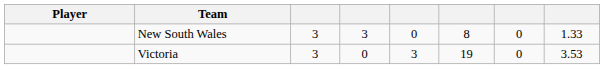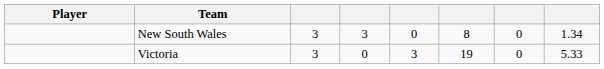(572, 34) 1.33 -> (572, 34) 1.34
(572, 53) 3.53 -> (572, 53) 5.33
